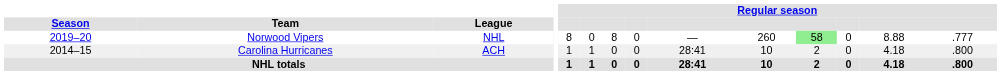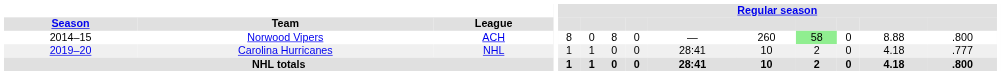(71, 37) 2019–20 -> (71, 37) 2014–15
(494, 37) NHL -> (494, 37) ACH
(962, 37) .777 -> (962, 37) .800
(71, 51) 2014–15 -> (71, 51) 2019–20
(494, 51) ACH -> (494, 51) NHL
(962, 51) .800 -> (962, 51) .777
